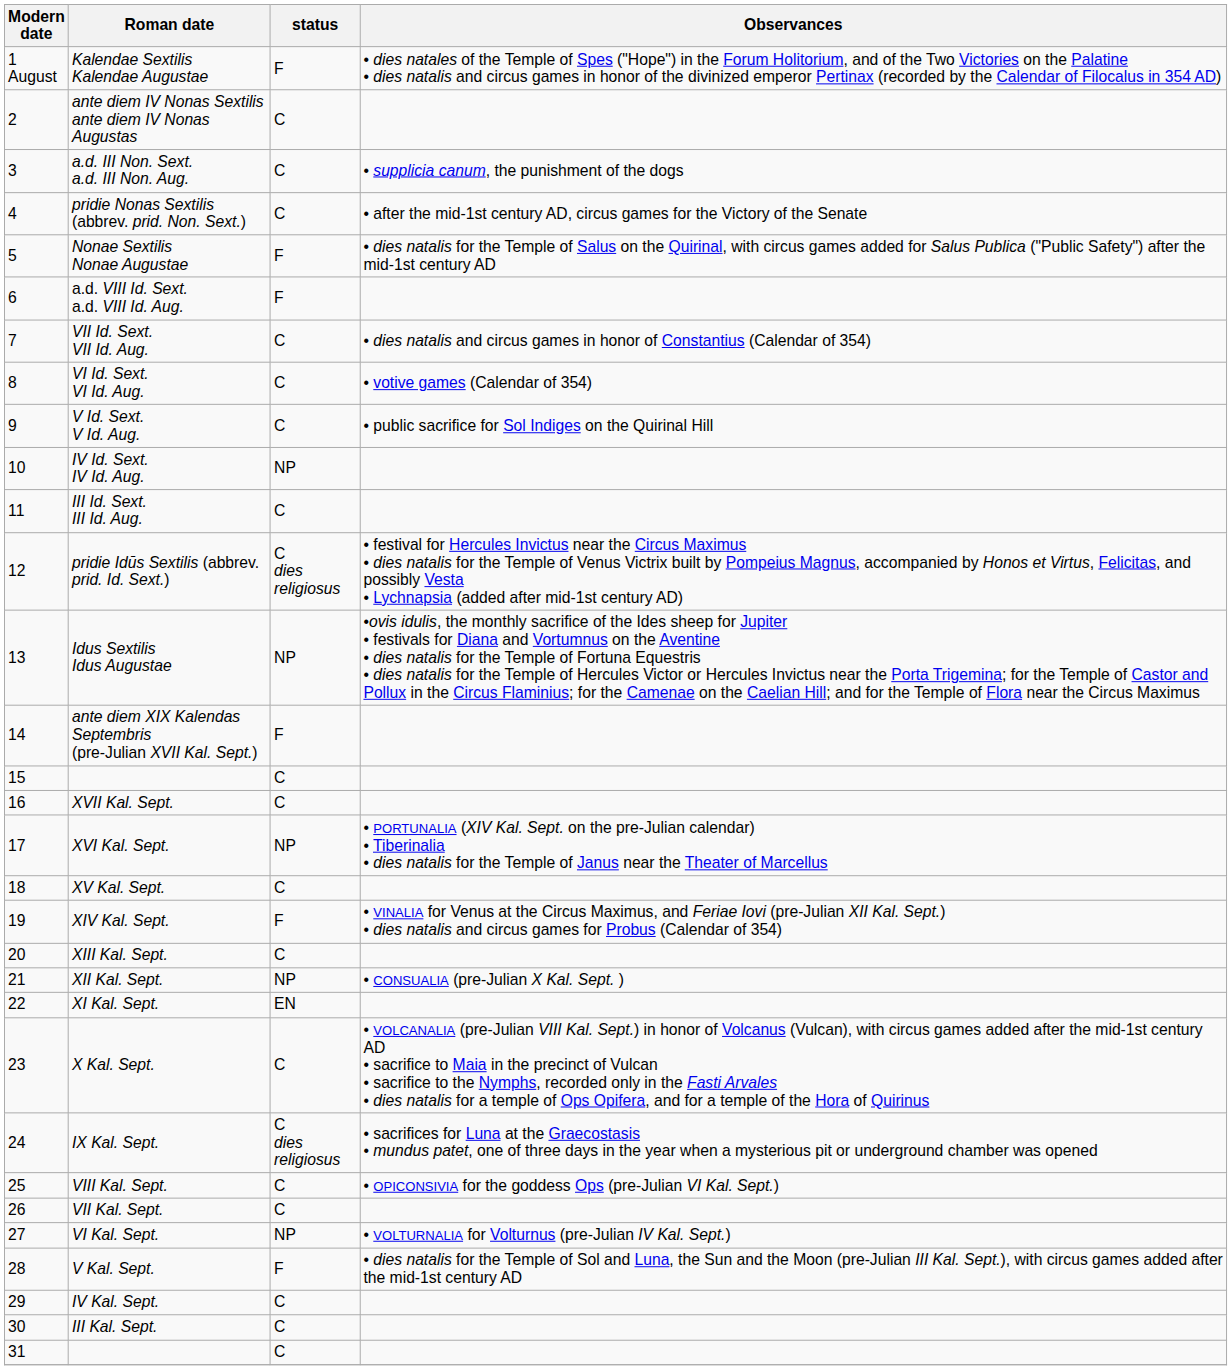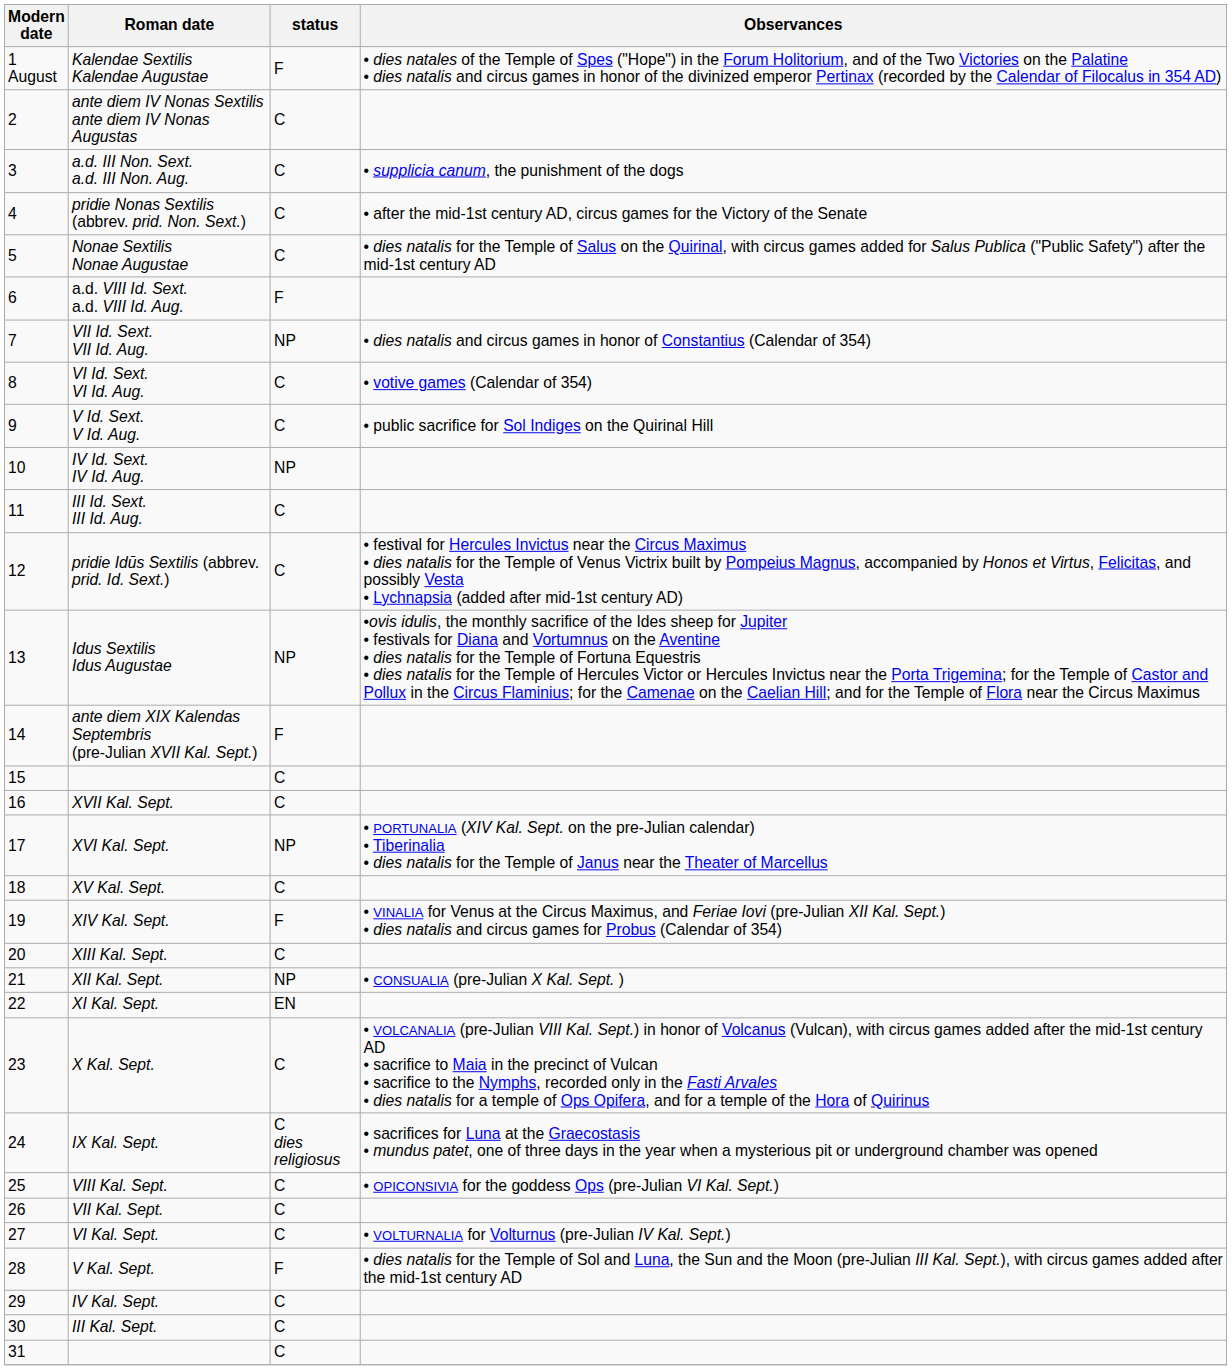(279, 255) F -> (280, 255) C
(280, 340) C -> (285, 340) NP
(307, 571) C dies religiosus -> (280, 571) C
(285, 1235) NP -> (280, 1235) C
